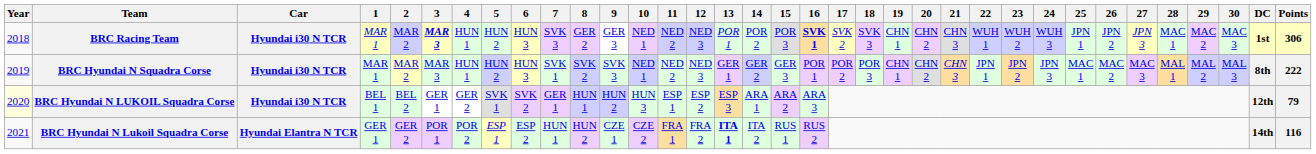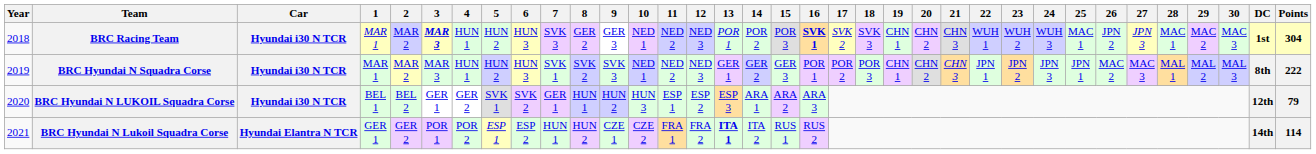(1081, 38) JPN 1 -> (1081, 38) MAC 1
(1293, 38) 306 -> (1293, 38) 304
(1081, 69) MAC 1 -> (1081, 69) JPN 1
(18, 101) lightyellow background -> (18, 101) no background
(1293, 132) 116 -> (1293, 132) 114
